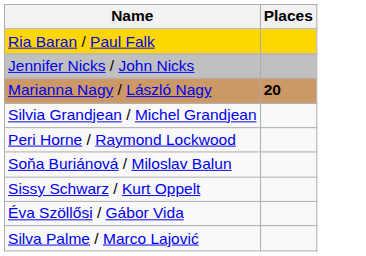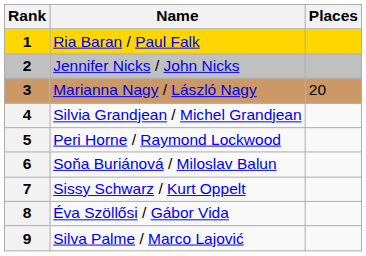+ column: (27, 16)
(272, 90) bold -> (317, 90) normal
